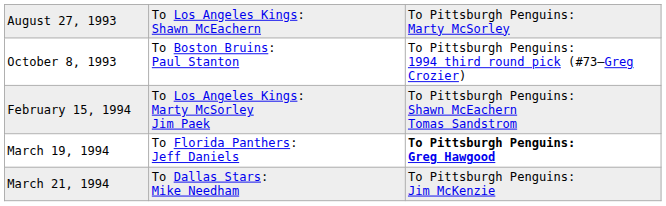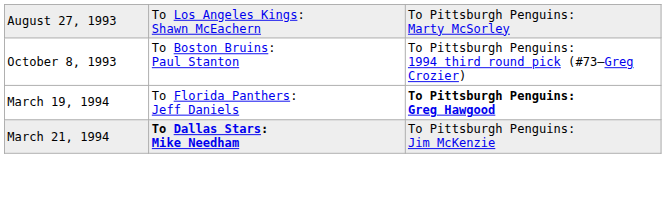- row: (69, 110)
(210, 184) normal -> (210, 136) bold
